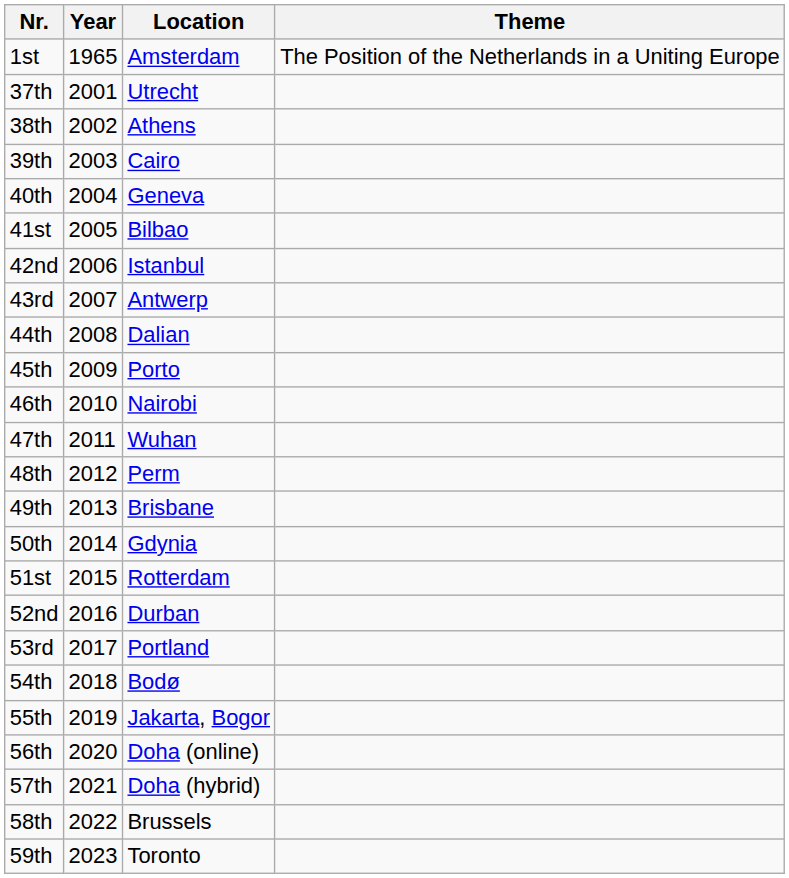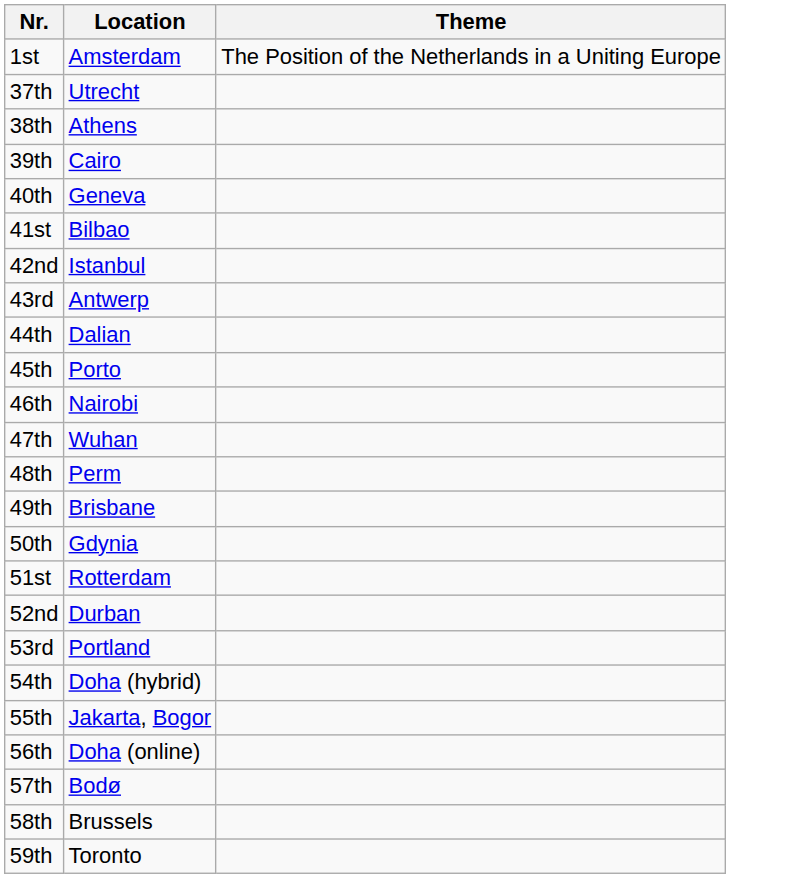- column: (93, 21)
(154, 682) Bodø -> (135, 682) Doha (hybrid)
(194, 786) Doha (hybrid) -> (95, 786) Bodø
